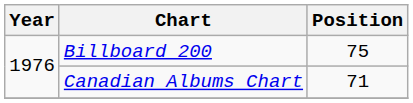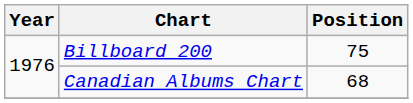(358, 82) 71 -> (358, 82) 68
